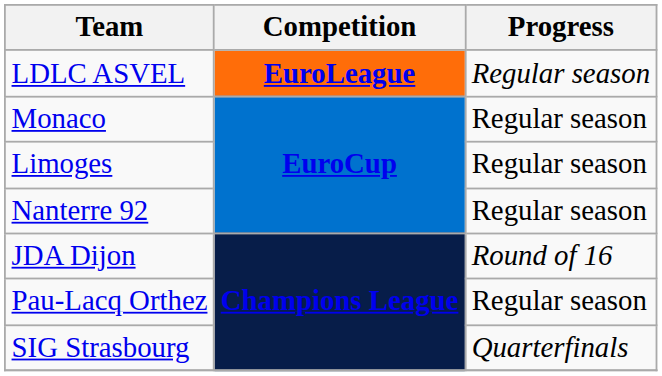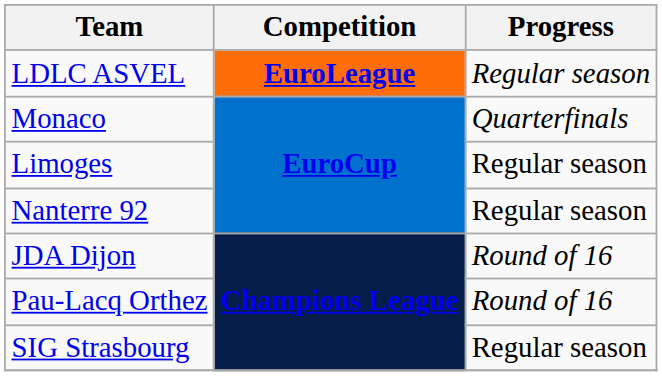(559, 118) Regular season -> (550, 118) Quarterfinals
(559, 301) Regular season -> (542, 301) Round of 16
(550, 347) Quarterfinals -> (559, 347) Regular season
